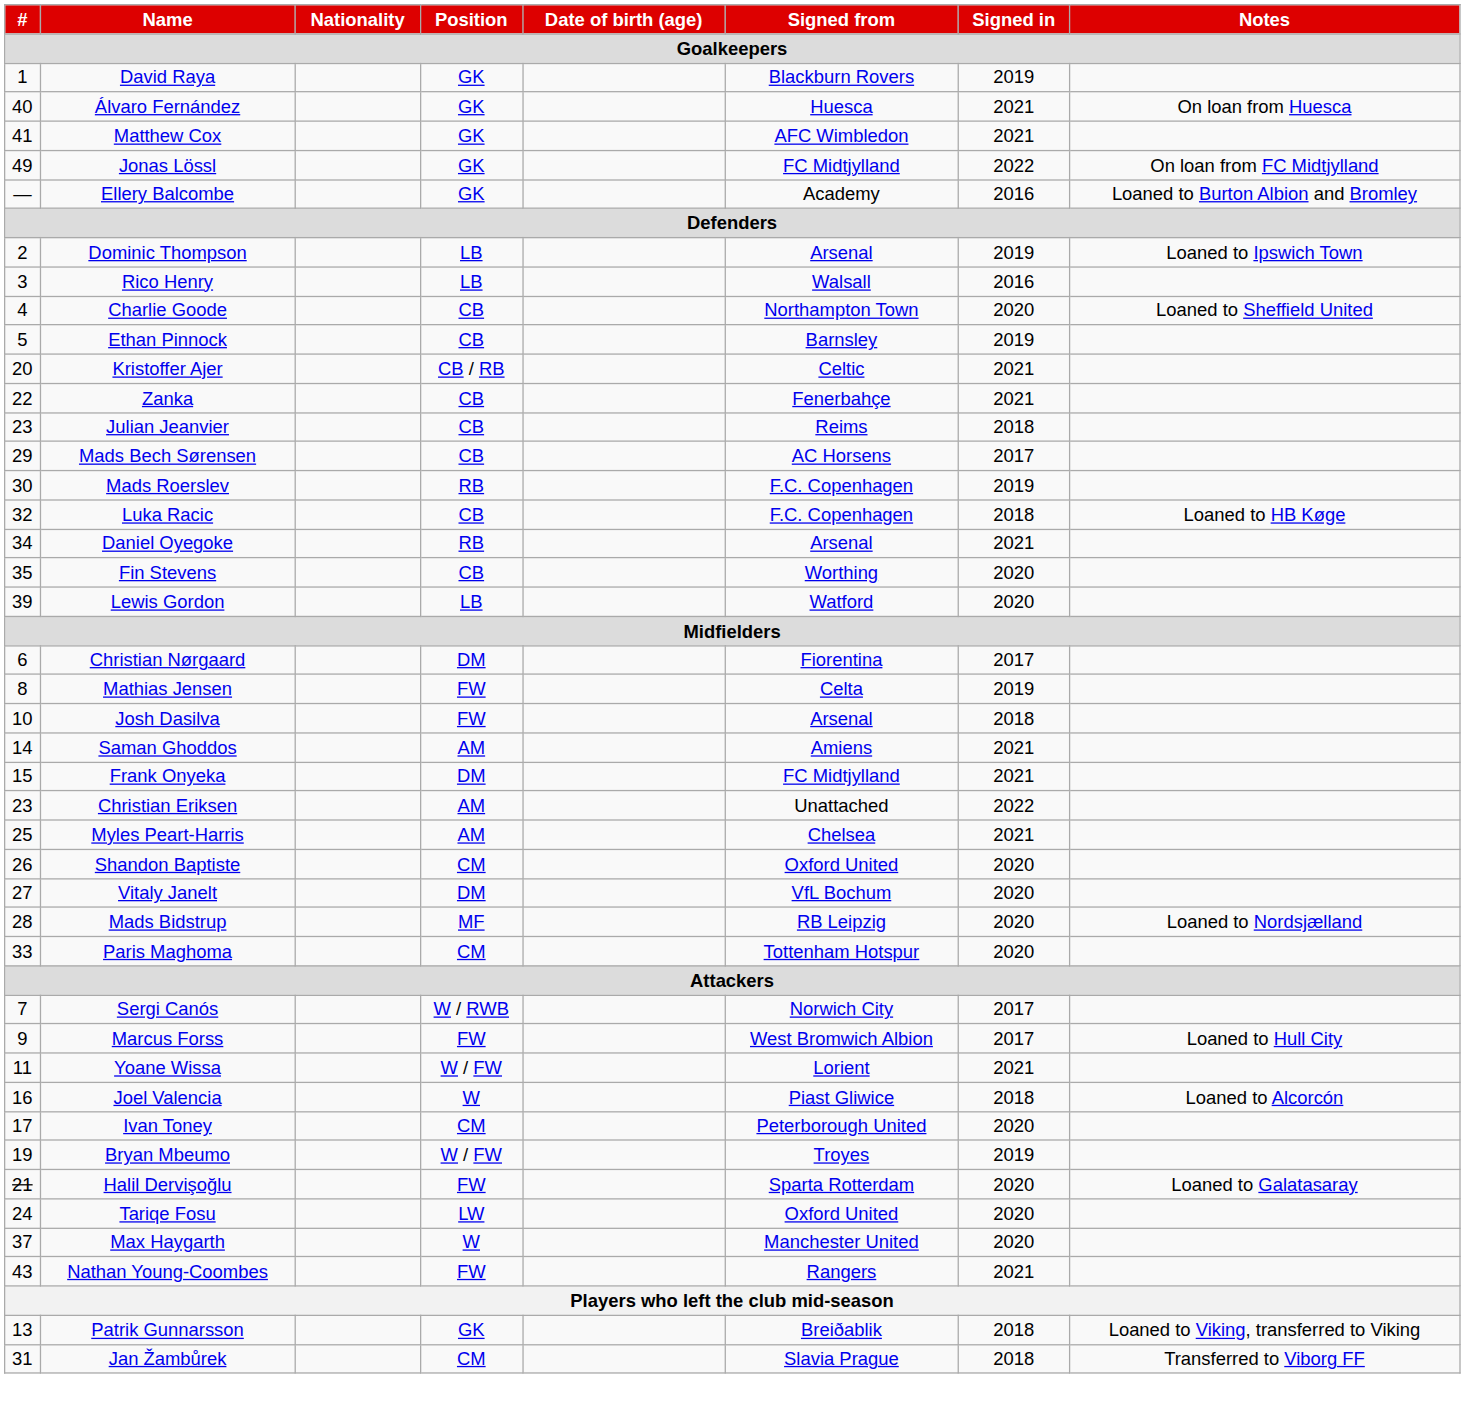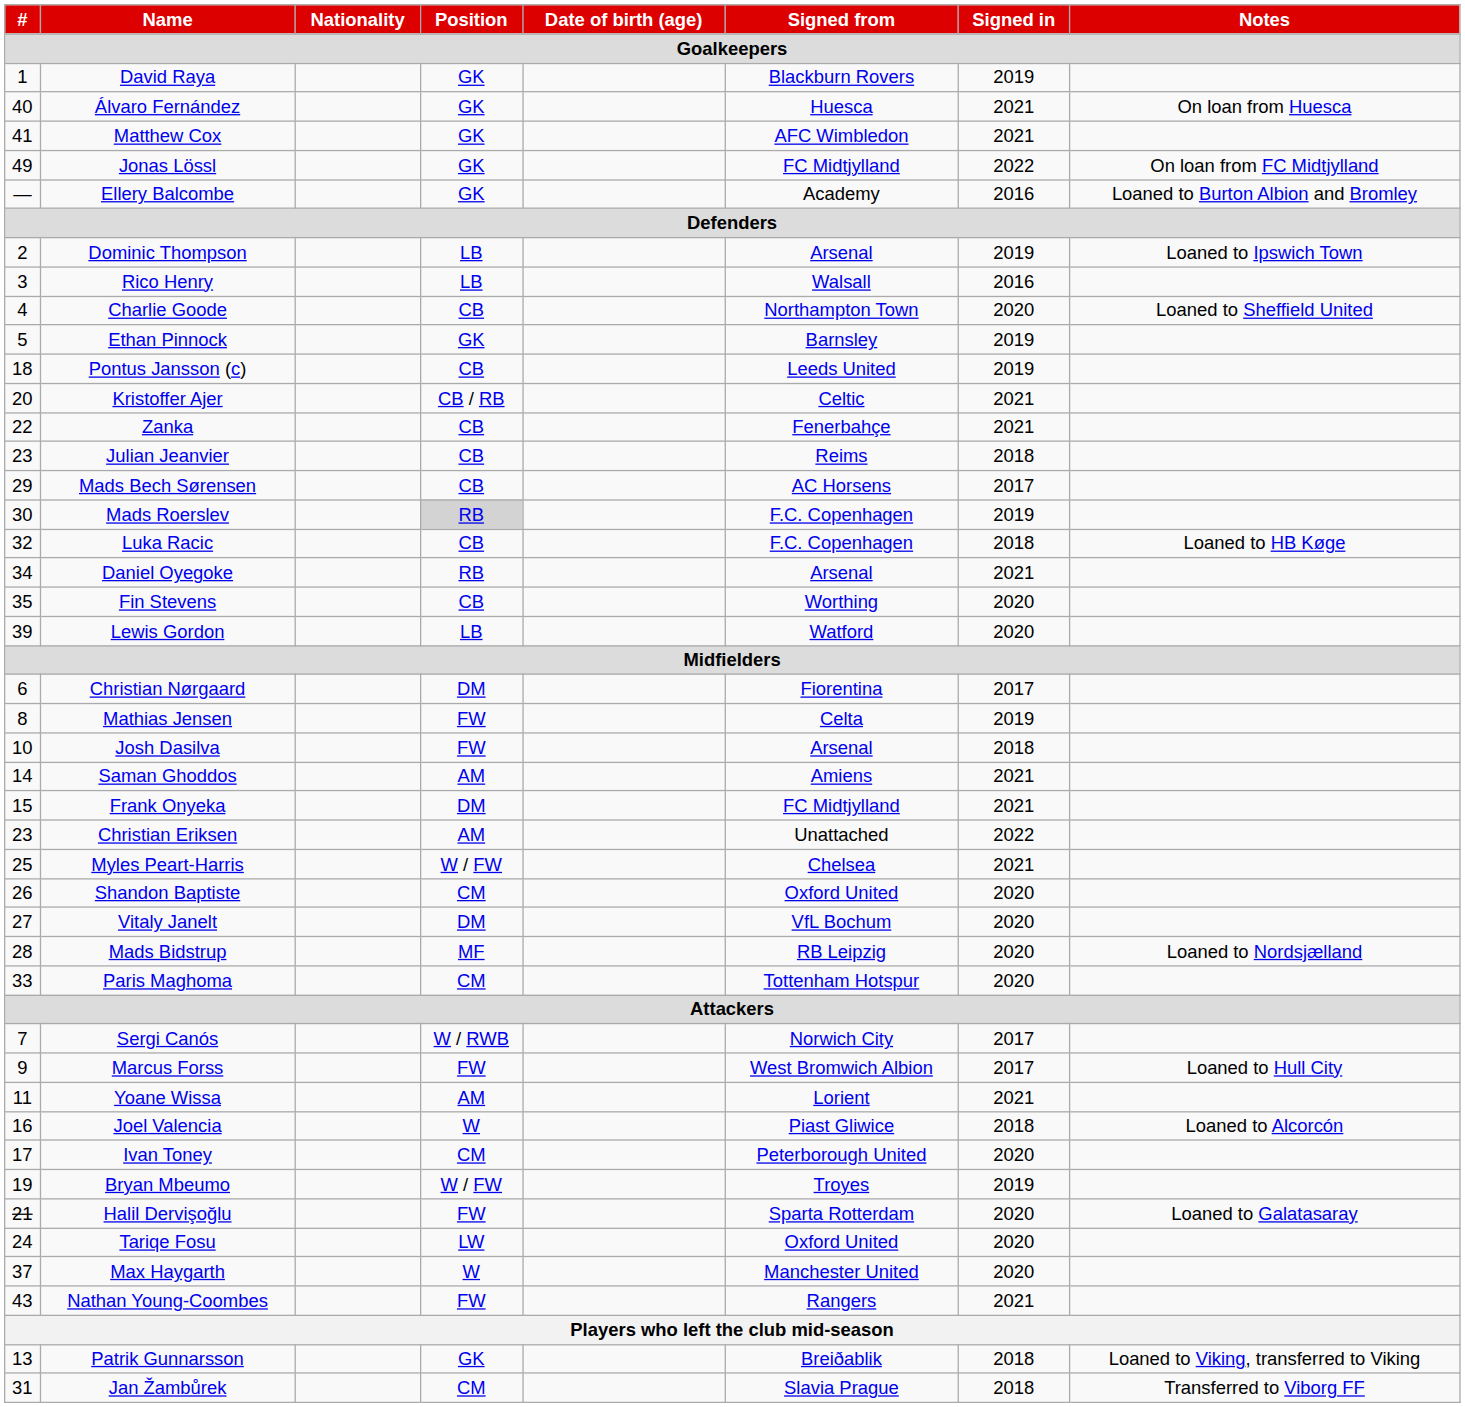(471, 340) CB -> (471, 340) GK
+ row: (168, 369)
(471, 486) no background -> (471, 515) lightgrey background
(471, 835) AM -> (471, 864) W / FW
(471, 1068) W / FW -> (471, 1097) AM
